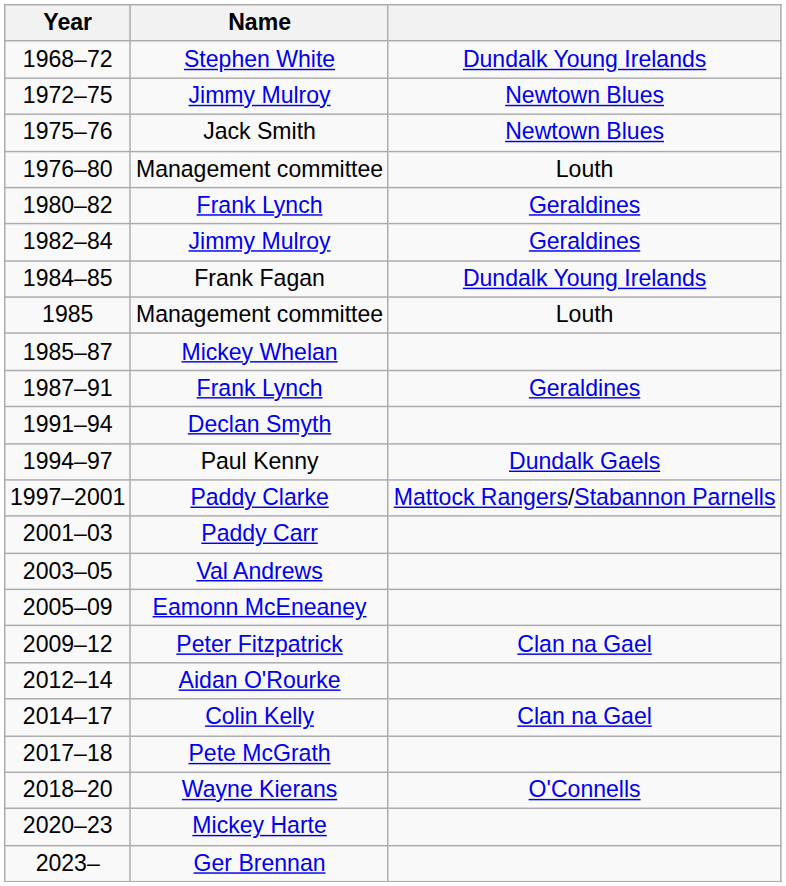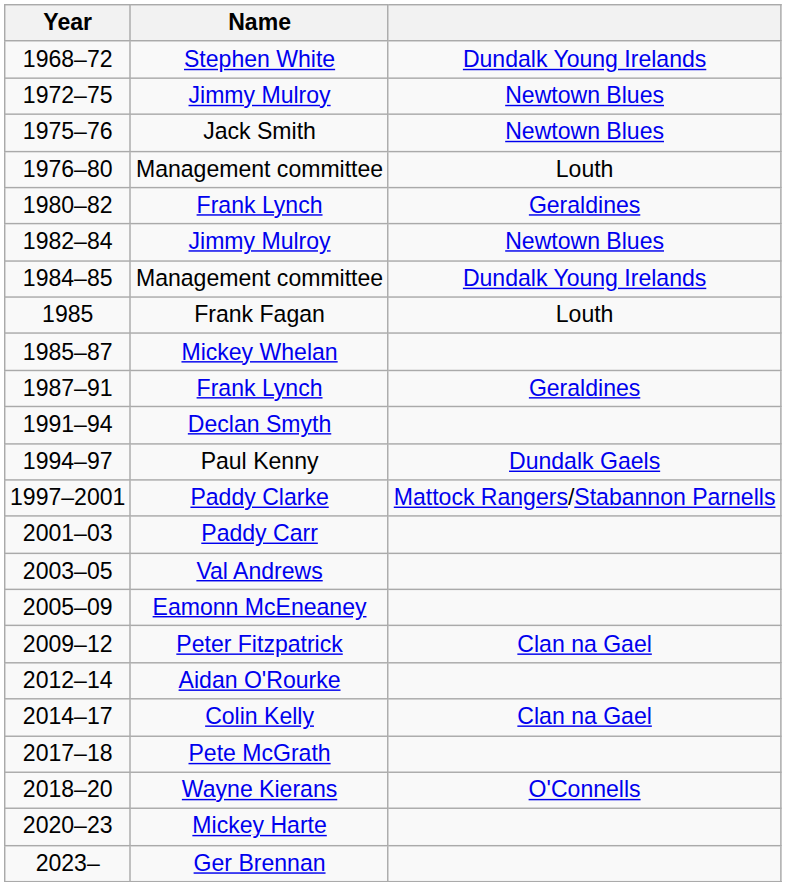(585, 242) Geraldines -> (585, 242) Newtown Blues
(260, 278) Frank Fagan -> (260, 278) Management committee
(260, 315) Management committee -> (260, 315) Frank Fagan
